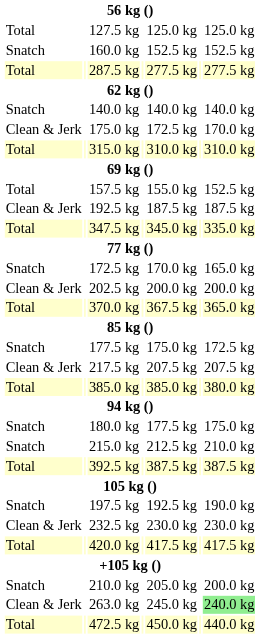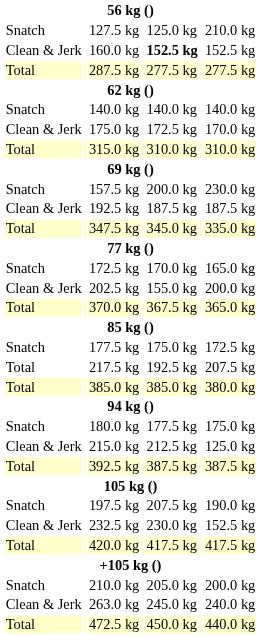(20, 30) Total -> (25, 30) Snatch
(229, 30) 125.0 kg -> (230, 30) 210.0 kg
(25, 50) Snatch -> (44, 50) Clean & Jerk
(172, 50) normal -> (172, 50) bold
(20, 189) Total -> (25, 189) Snatch
(172, 189) 155.0 kg -> (172, 189) 200.0 kg
(229, 189) 152.5 kg -> (230, 189) 230.0 kg
(172, 288) 200.0 kg -> (172, 288) 155.0 kg
(44, 367) Clean & Jerk -> (20, 367) Total
(172, 367) 207.5 kg -> (172, 367) 192.5 kg
(25, 446) Snatch -> (44, 446) Clean & Jerk
(229, 446) 210.0 kg -> (230, 446) 125.0 kg
(172, 505) 192.5 kg -> (172, 505) 207.5 kg
(229, 525) 230.0 kg -> (230, 525) 152.5 kg
(229, 604) lightgreen background -> (230, 604) no background
